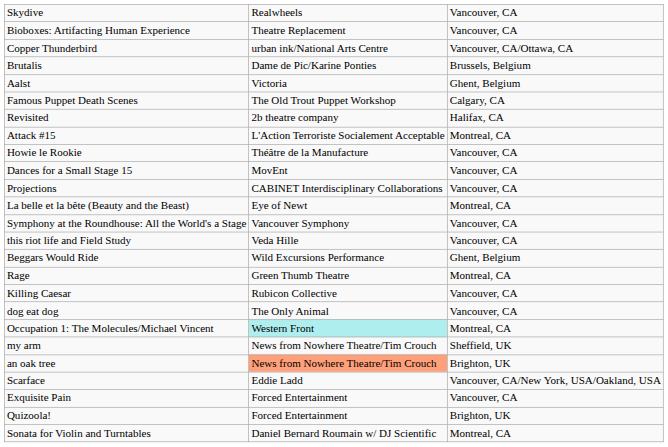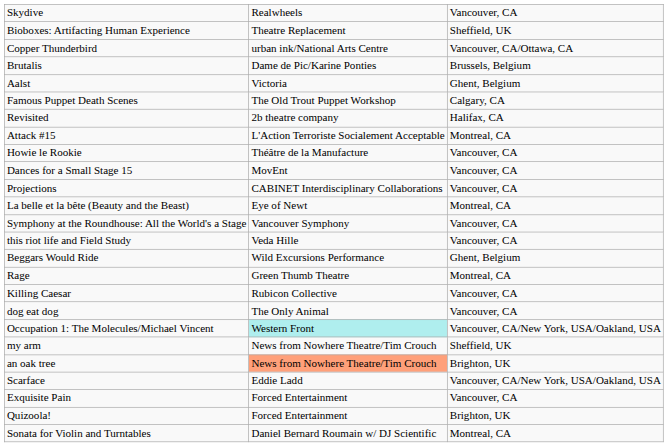(484, 30) Vancouver, CA -> (481, 30) Sheffield, UK
(480, 328) Montreal, CA -> (555, 328) Vancouver, CA/New York, USA/Oakland, USA
